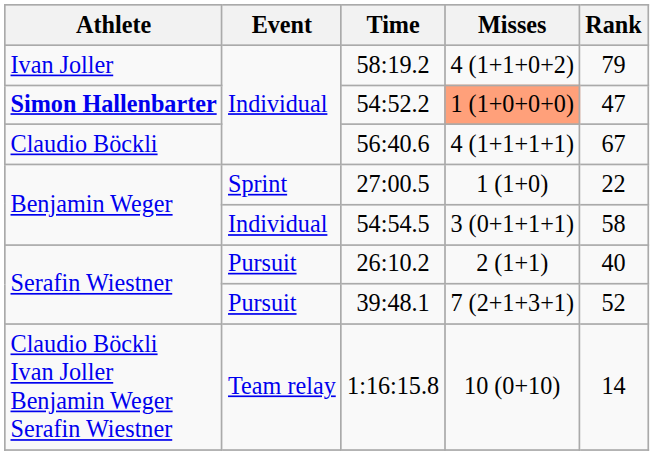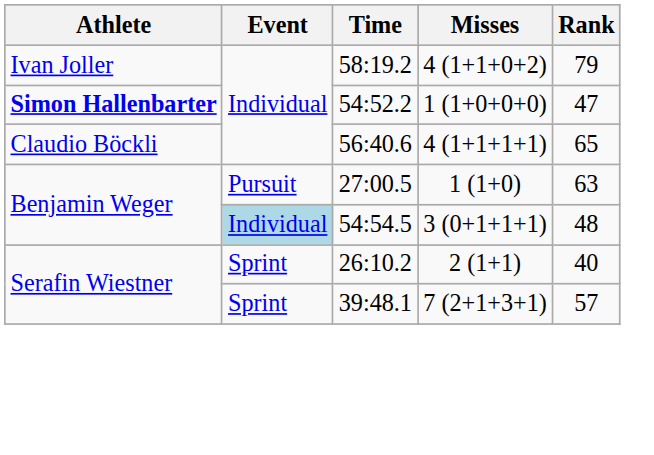(512, 104) lightsalmon background -> (485, 104) no background
(614, 144) 67 -> (586, 144) 65
(258, 184) Sprint -> (262, 184) Pursuit
(614, 184) 22 -> (586, 184) 63
(278, 224) no background -> (278, 224) lightblue background
(614, 224) 58 -> (586, 224) 48
(262, 264) Pursuit -> (258, 264) Sprint
(262, 304) Pursuit -> (258, 304) Sprint
(614, 304) 52 -> (586, 304) 57
- row: (393, 386)
